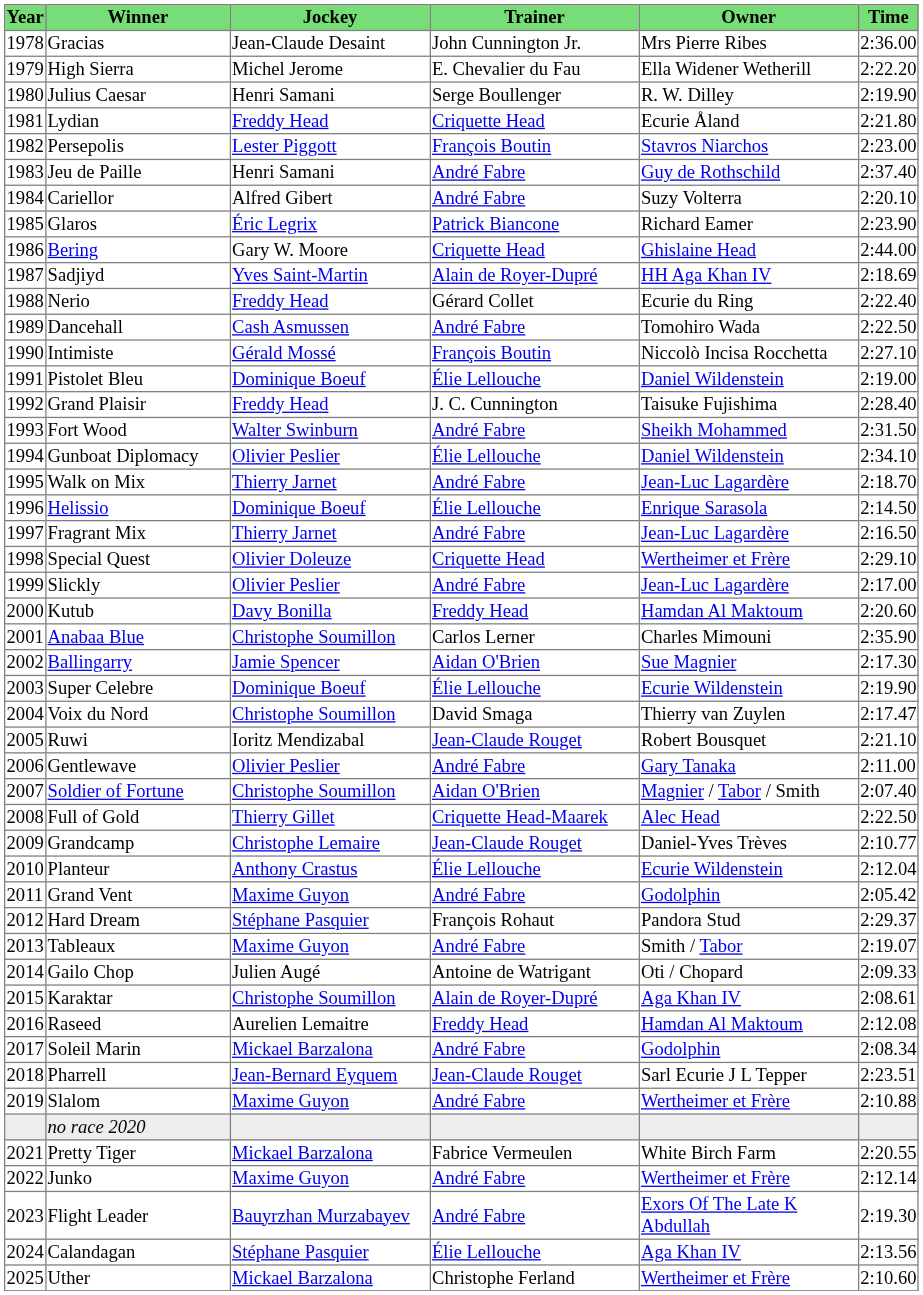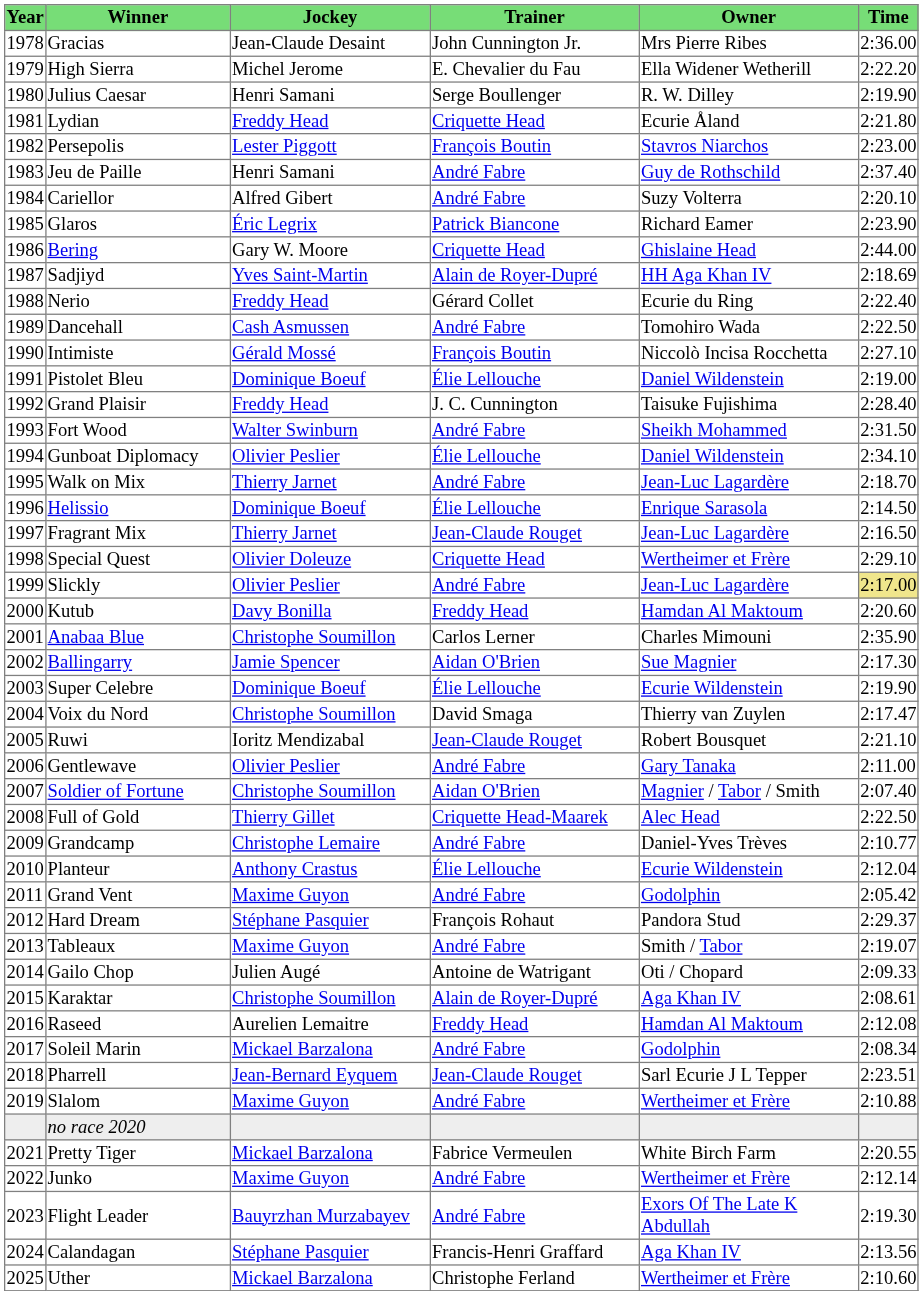(479, 533) André Fabre -> (507, 533) Jean-Claude Rouget
(888, 584) no background -> (888, 584) khaki background
(507, 842) Jean-Claude Rouget -> (479, 842) André Fabre
(486, 1251) Élie Lellouche -> (518, 1251) Francis-Henri Graffard
